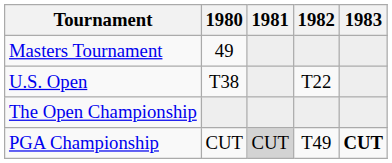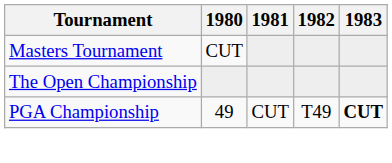(224, 50) 49 -> (224, 50) CUT
- row: (48, 81)
(224, 143) CUT -> (224, 112) 49
(270, 143) lightgrey background -> (270, 112) no background
